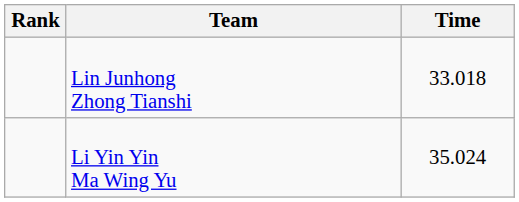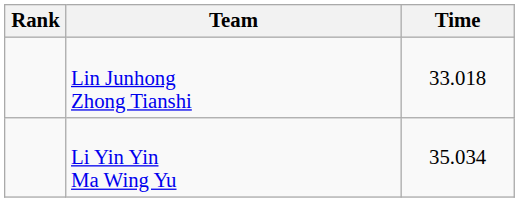(458, 157) 35.024 -> (458, 157) 35.034
